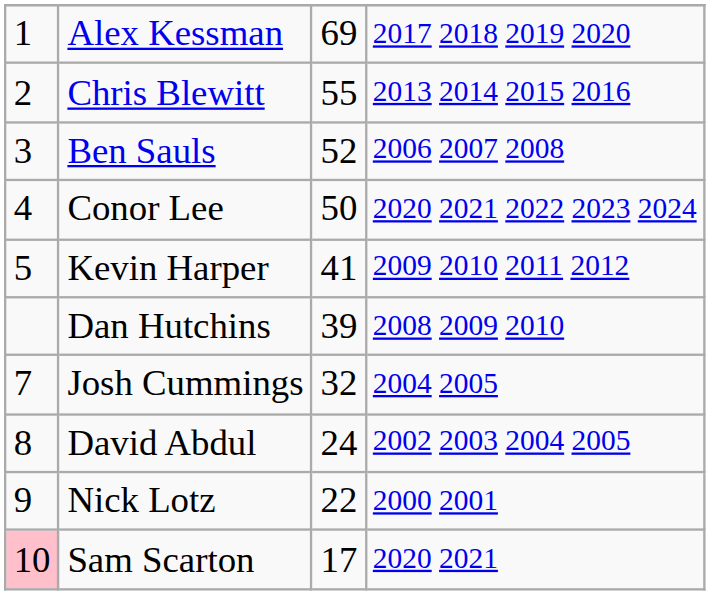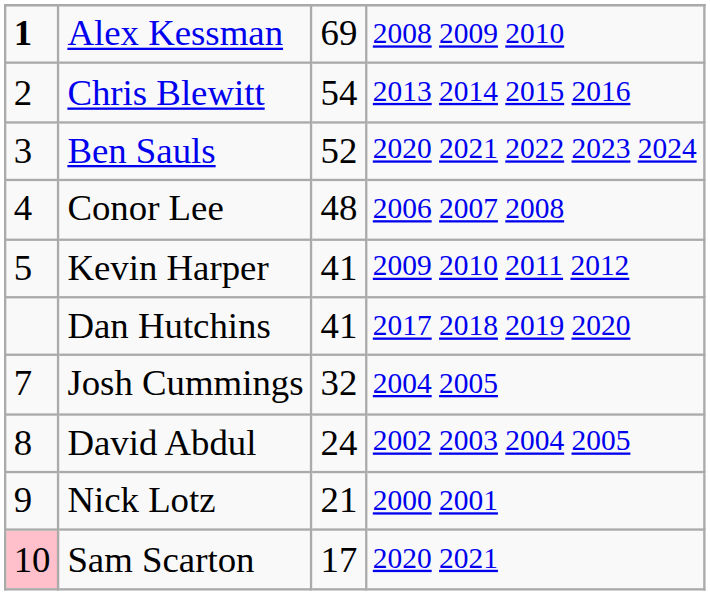(23, 33) normal -> (23, 33) bold
(502, 33) 2017 2018 2019 2020 -> (468, 33) 2008 2009 2010
(339, 92) 55 -> (339, 92) 54
(468, 150) 2006 2007 2008 -> (535, 150) 2020 2021 2022 2023 2024
(339, 208) 50 -> (339, 208) 48
(535, 208) 2020 2021 2022 2023 2024 -> (468, 208) 2006 2007 2008
(339, 325) 39 -> (339, 325) 41
(468, 325) 2008 2009 2010 -> (502, 325) 2017 2018 2019 2020
(339, 500) 22 -> (339, 500) 21
